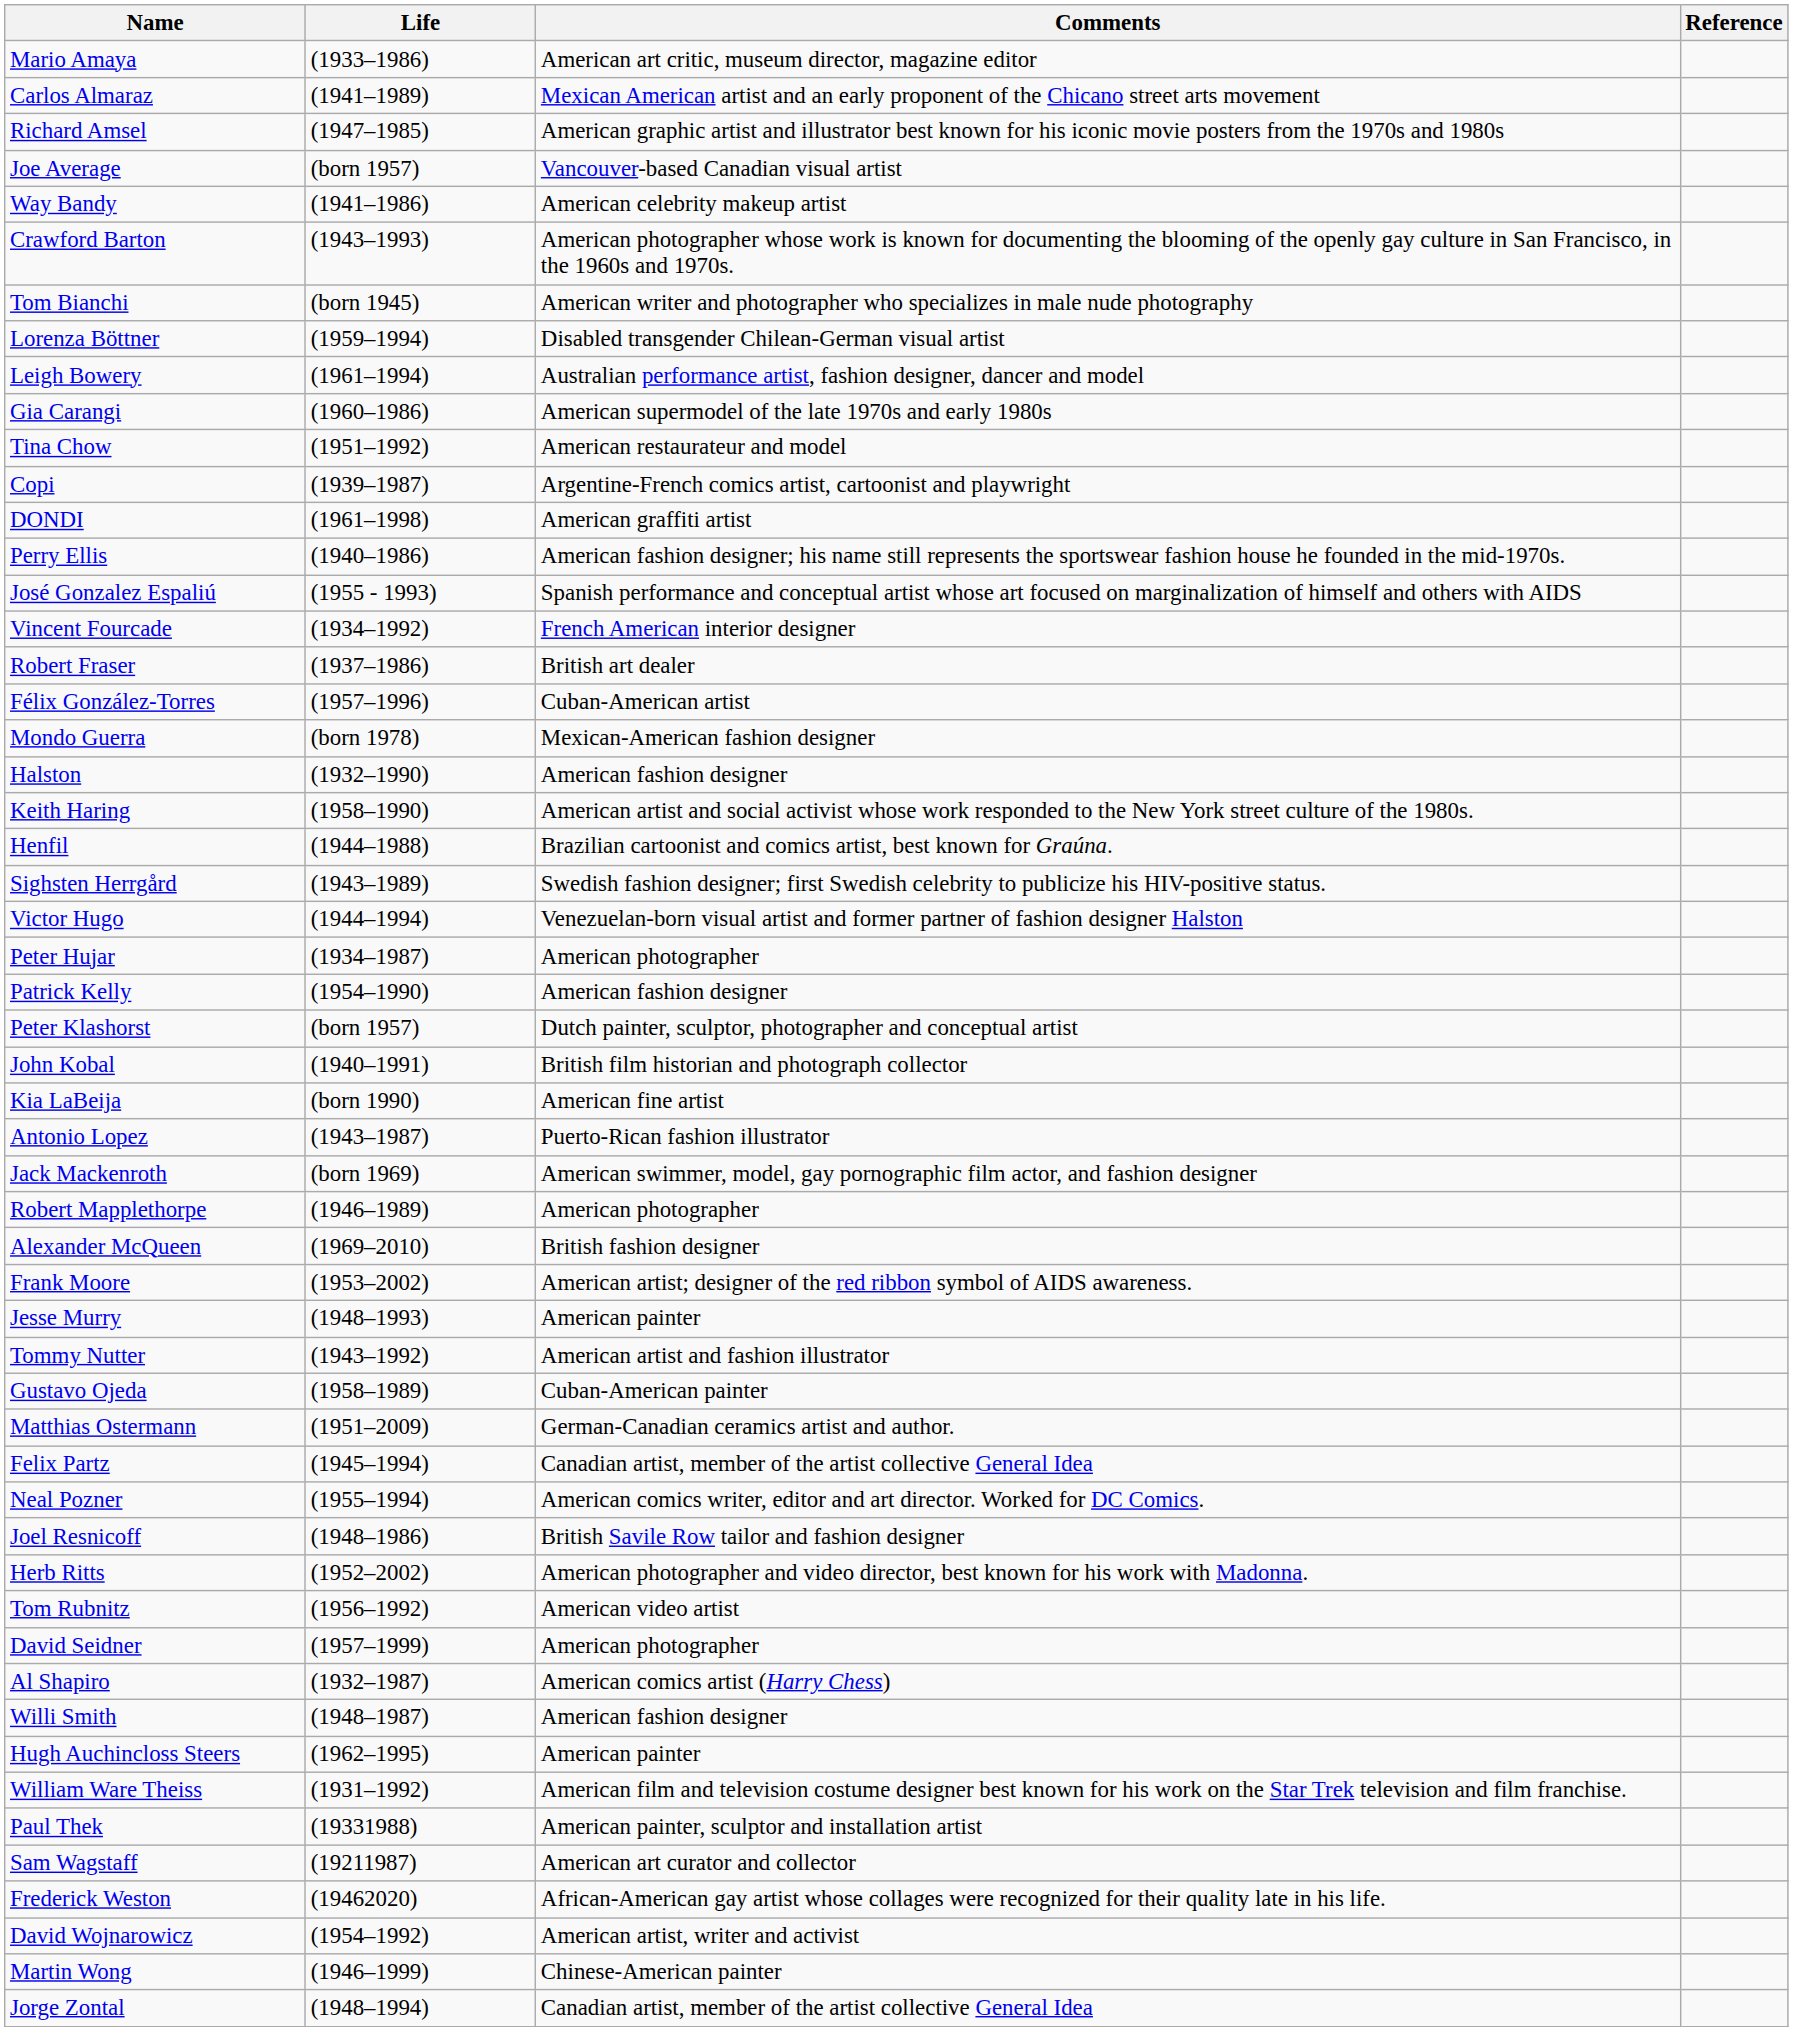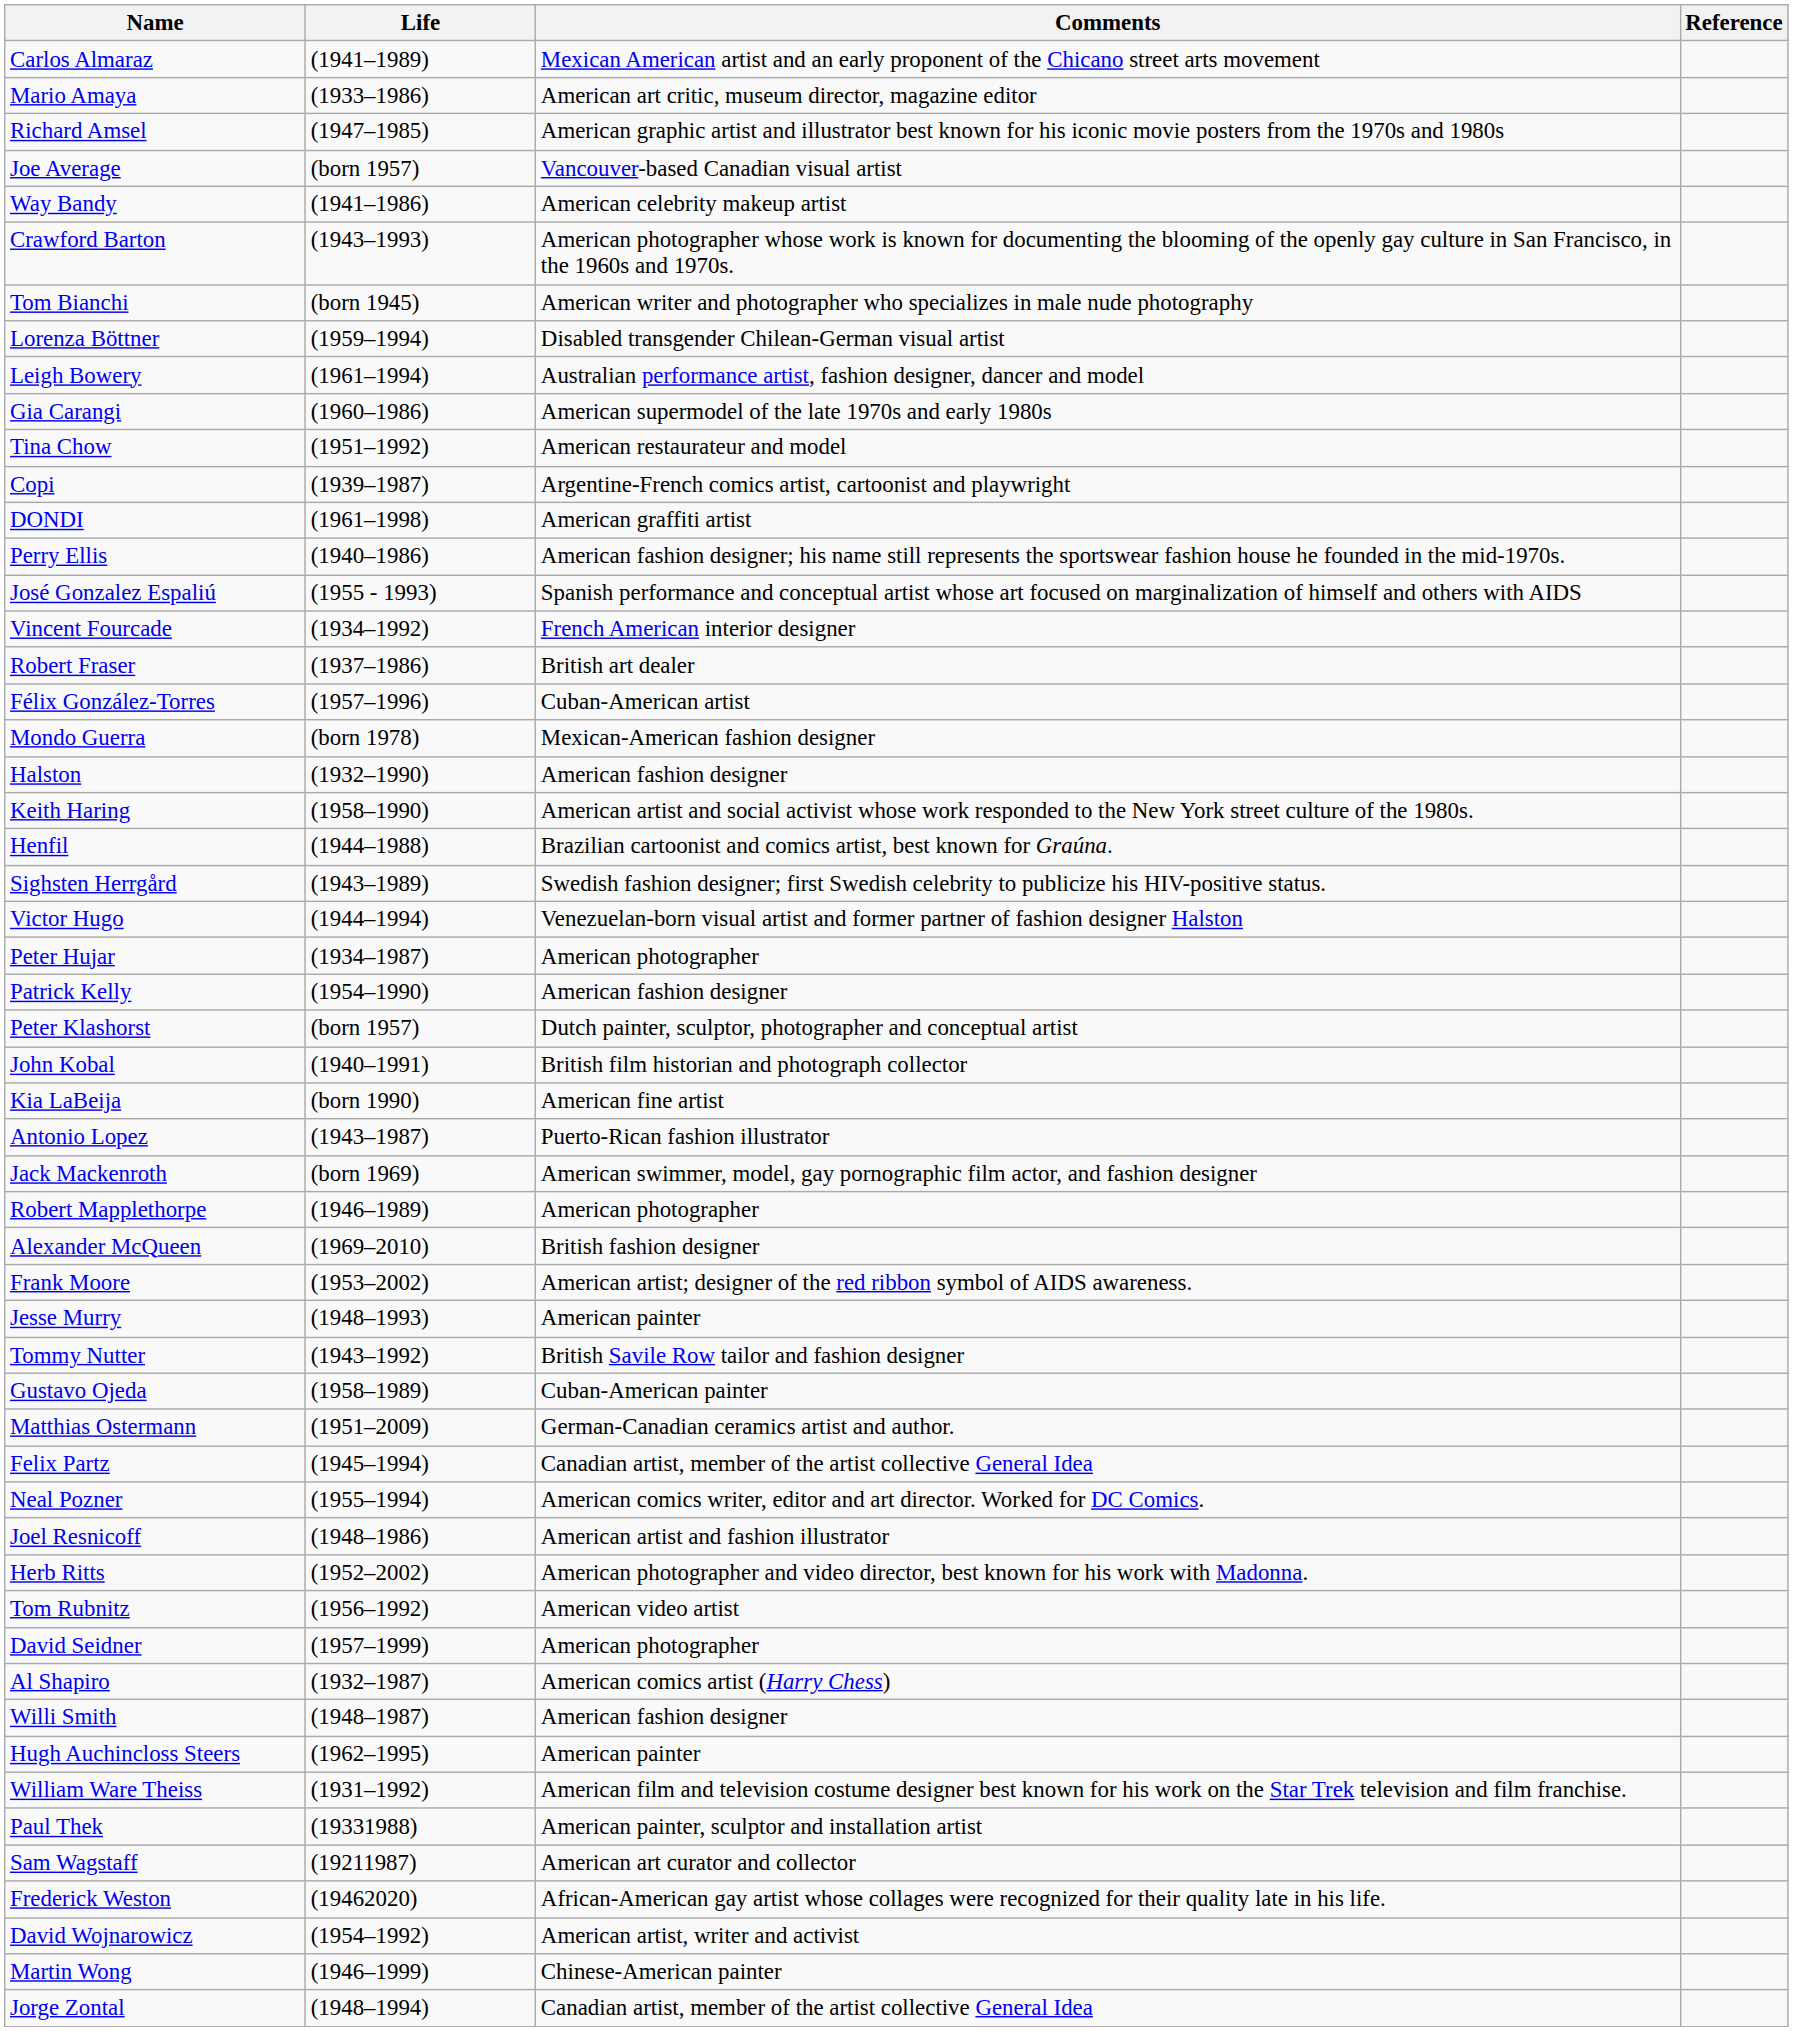rows swapped: (81, 95) <-> (73, 58)
(715, 1354) American artist and fashion illustrator -> (752, 1354) British Savile Row tailor and fashion designer
(752, 1536) British Savile Row tailor and fashion designer -> (715, 1536) American artist and fashion illustrator
